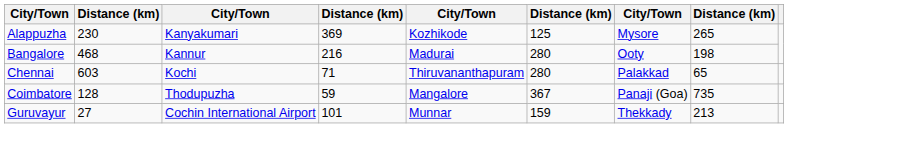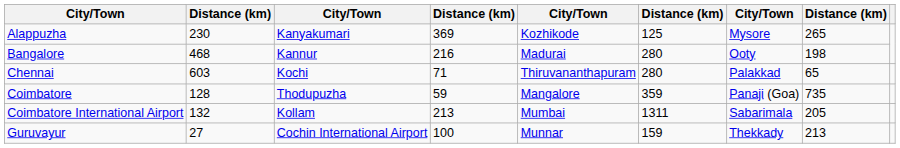(540, 93) 367 -> (652, 93) 359
+ row: (95, 113)
(332, 113) 101 -> (444, 133) 100
